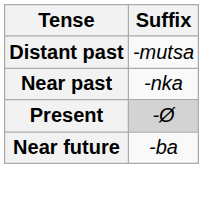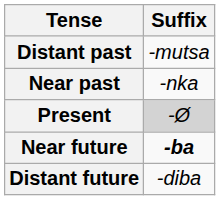(163, 147) normal -> (179, 147) bold
+ row: (74, 178)
